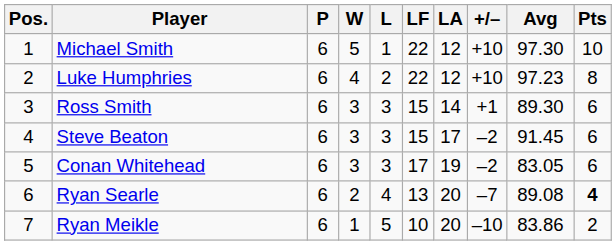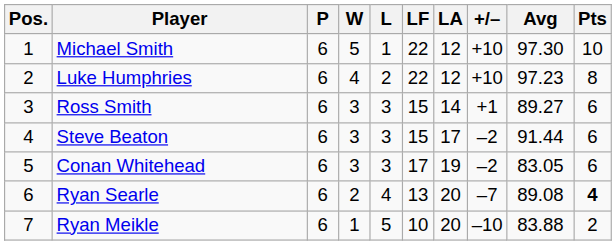(540, 107) 89.30 -> (540, 107) 89.27
(540, 136) 91.45 -> (540, 136) 91.44
(540, 225) 83.86 -> (540, 225) 83.88
